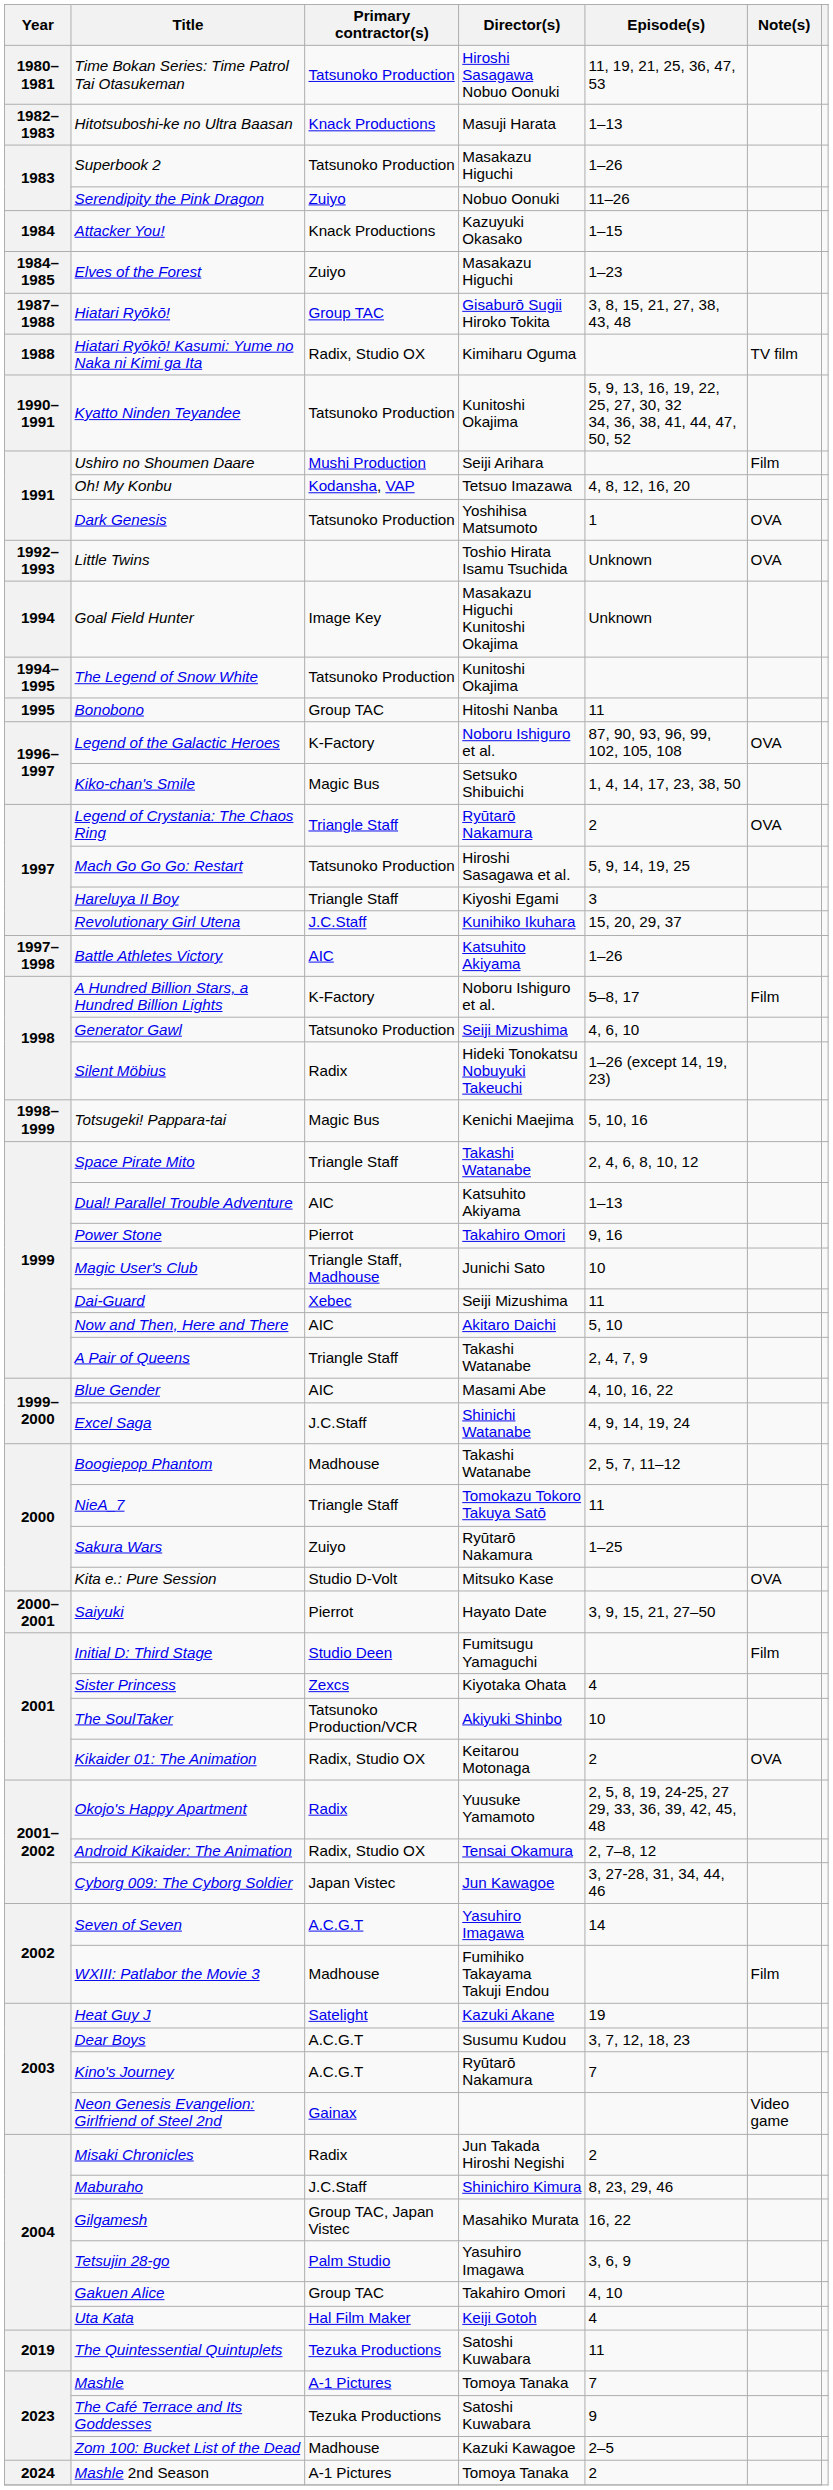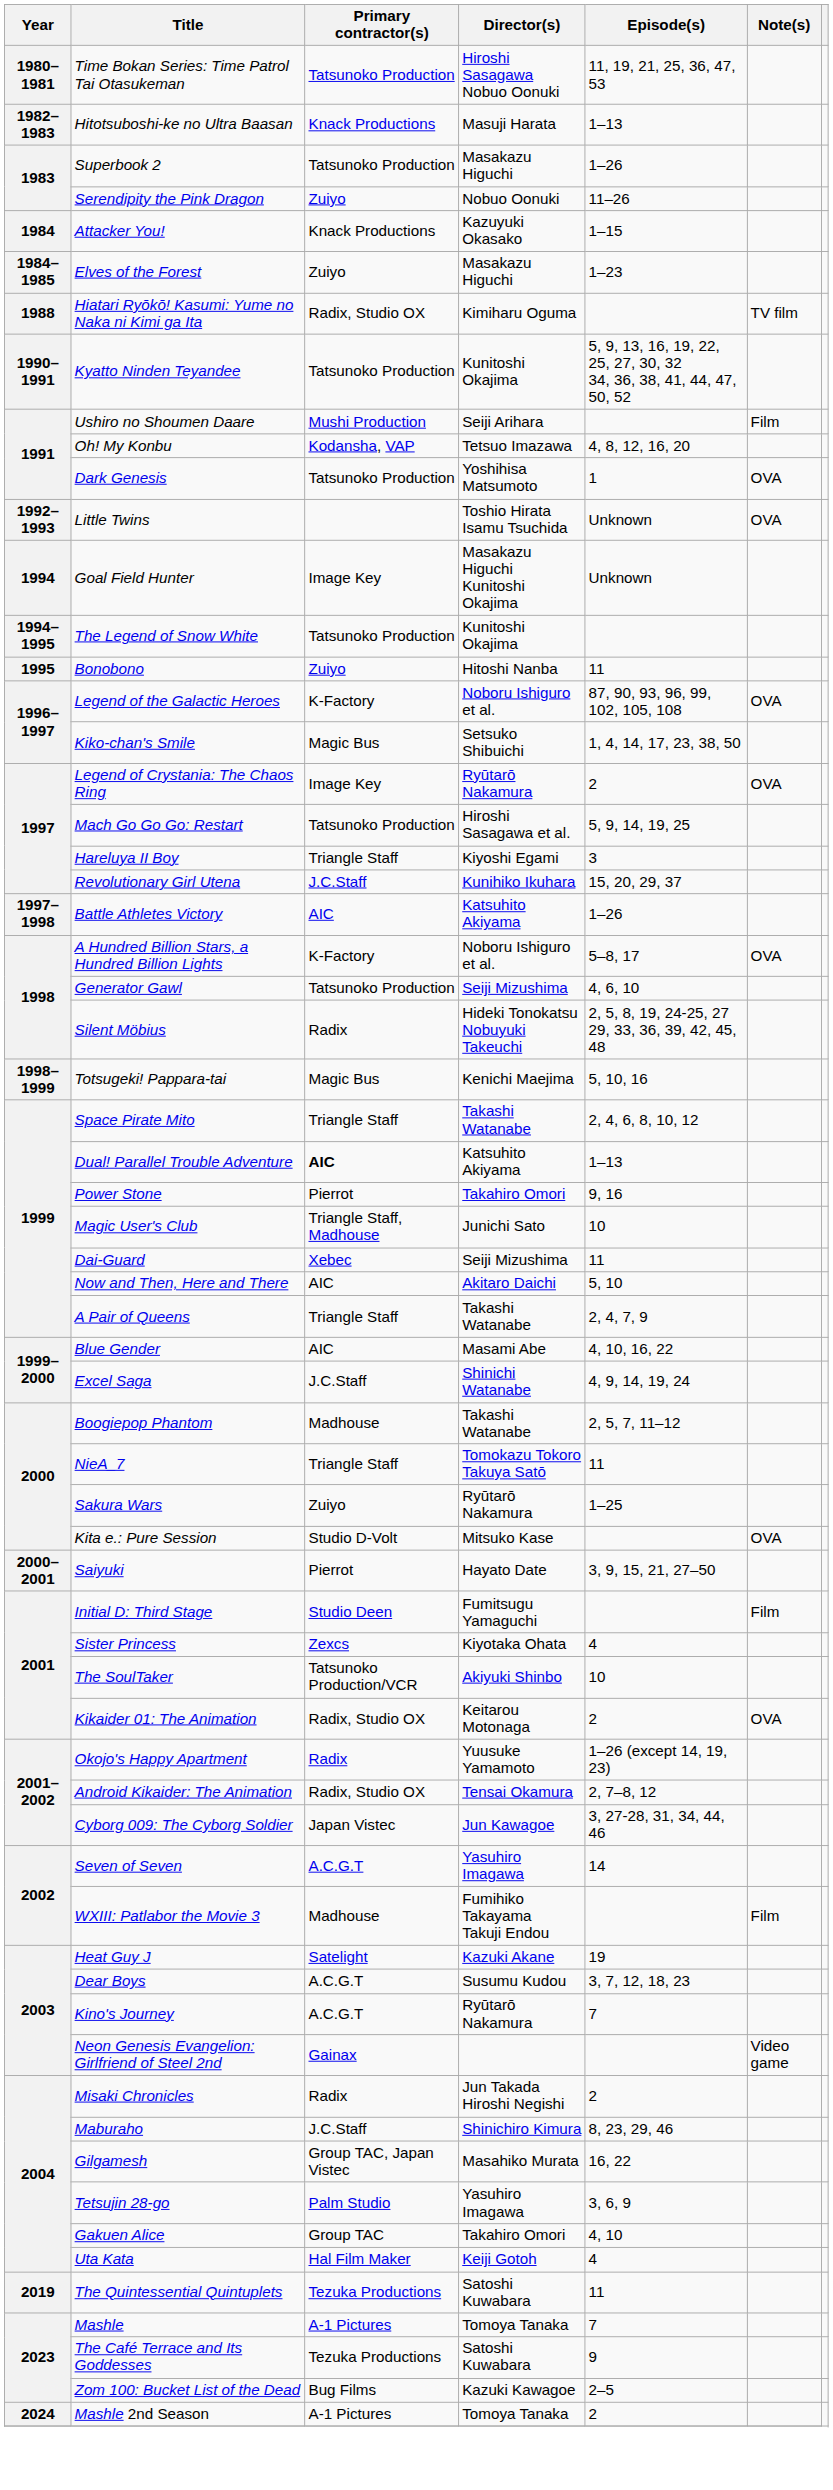- row: (122, 313)
(346, 710) Group TAC -> (327, 668) Zuiyo
(353, 825) Triangle Staff -> (345, 783) Image Key
(765, 996) Film -> (766, 955) OVA
(658, 1070) 1–26 (except 14, 19, 23) -> (663, 1029) 2, 5, 8, 19, 24-25, 27 29, 33, 36, 39, 42, 45, 48
(321, 1202) normal -> (322, 1161) bold
(663, 1809) 2, 5, 8, 19, 24-25, 27 29, 33, 36, 39, 42, 45, 48 -> (658, 1759) 1–26 (except 14, 19, 23)
(344, 2448) Madhouse -> (342, 2390) Bug Films
